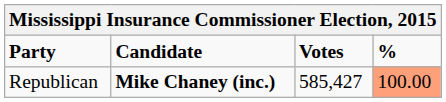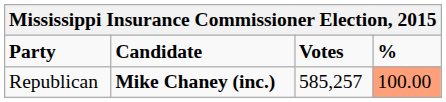(331, 81) 585,427 -> (331, 81) 585,257
